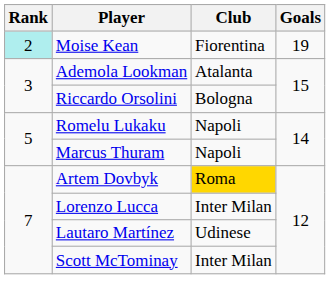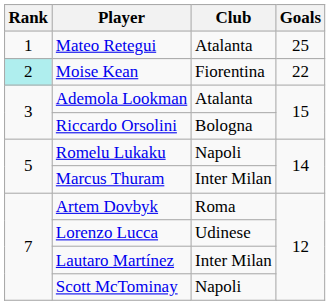+ row: (106, 44)
(300, 44) 19 -> (300, 71) 22
(218, 152) Napoli -> (233, 179) Inter Milan
(215, 179) gold background -> (215, 206) no background
(233, 206) Inter Milan -> (223, 233) Udinese
(223, 233) Udinese -> (233, 260) Inter Milan
(233, 260) Inter Milan -> (218, 286) Napoli
